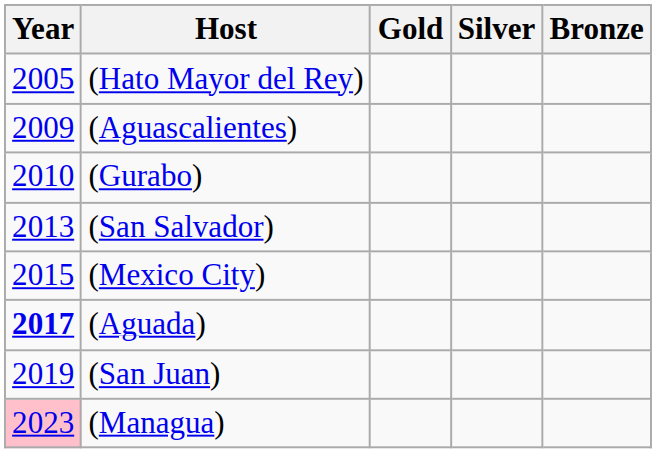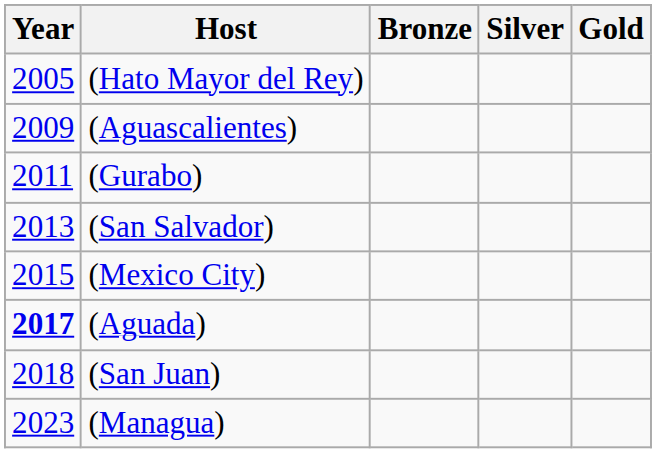columns swapped: (411, 29) <-> (597, 29)
(43, 176) 2010 -> (43, 176) 2011
(43, 373) 2019 -> (43, 373) 2018
(43, 422) pink background -> (43, 422) no background
